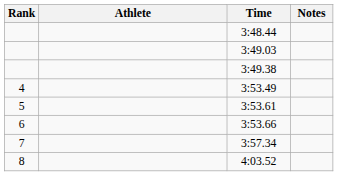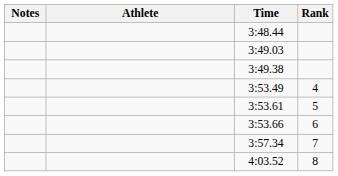columns swapped: (22, 13) <-> (312, 13)
